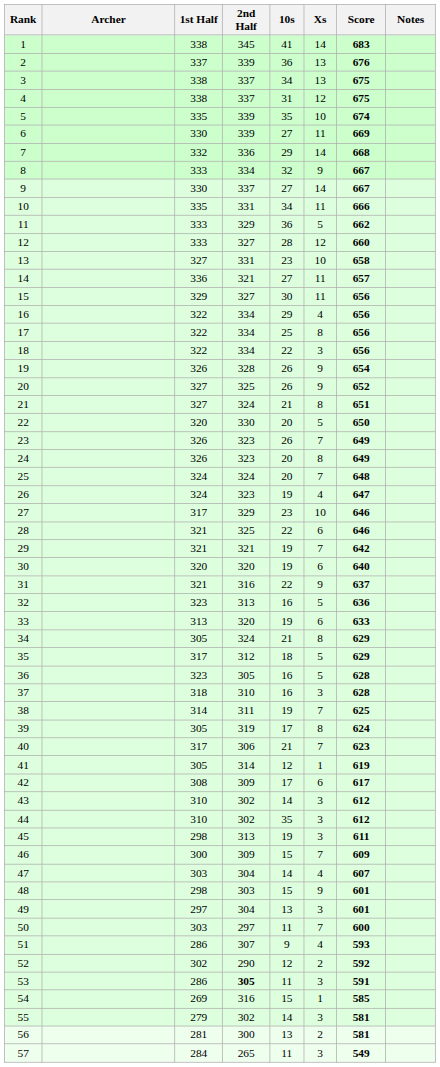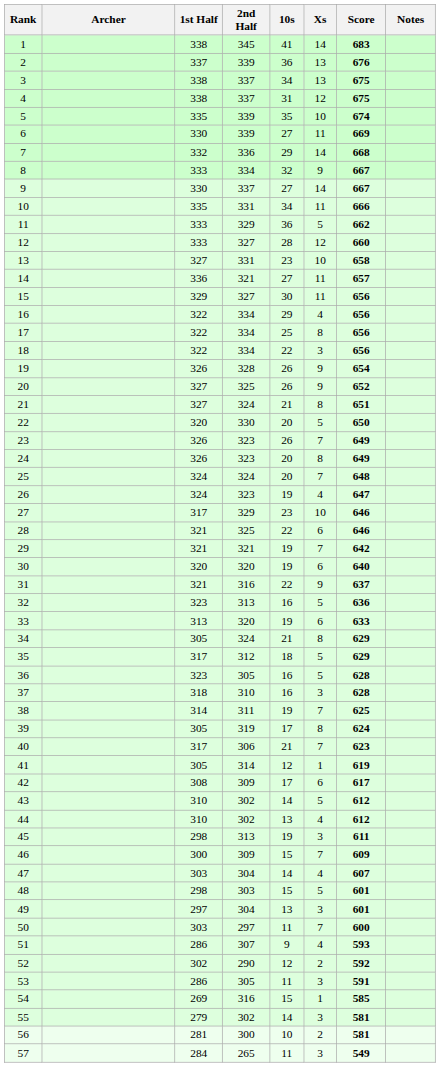(320, 800) 3 -> (320, 800) 5
(287, 819) 35 -> (287, 819) 13
(320, 819) 3 -> (320, 819) 4
(320, 891) 9 -> (320, 891) 5
(246, 981) bold -> (246, 981) normal
(287, 1035) 13 -> (287, 1035) 10
